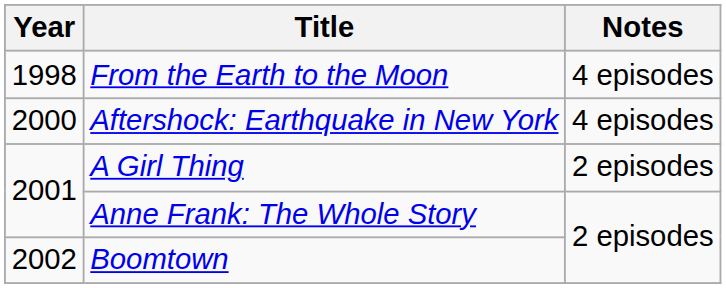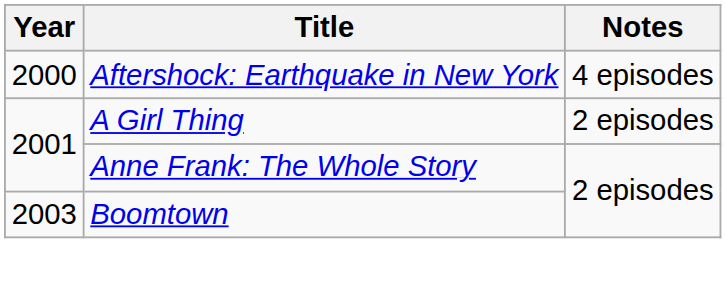- row: (269, 74)
(44, 259) 2002 -> (44, 213) 2003
